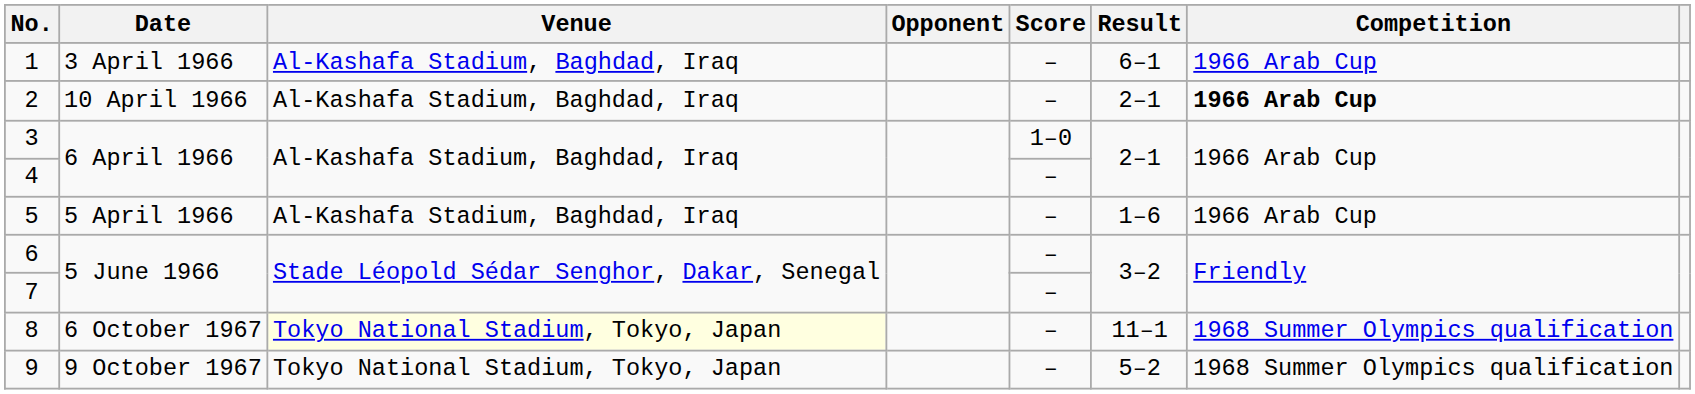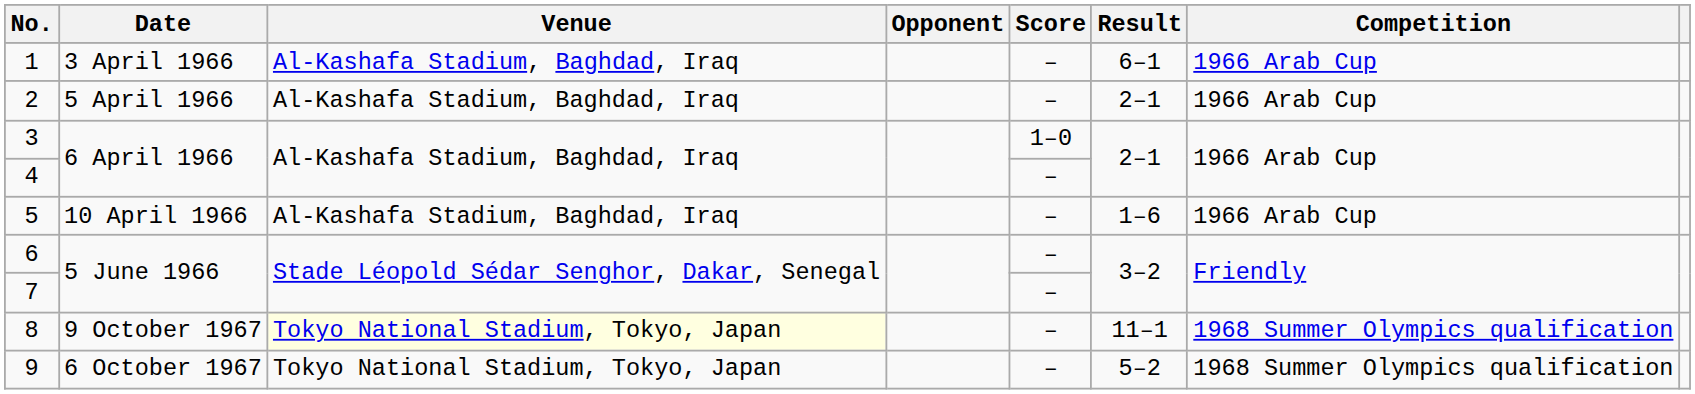(156, 101) 10 April 1966 -> (149, 101) 5 April 1966
(1285, 101) bold -> (1285, 101) normal
(149, 216) 5 April 1966 -> (156, 216) 10 April 1966
(163, 331) 6 October 1967 -> (163, 331) 9 October 1967
(163, 369) 9 October 1967 -> (163, 369) 6 October 1967
